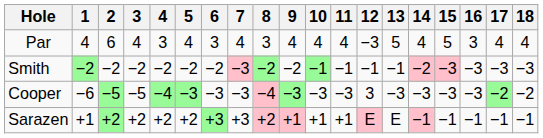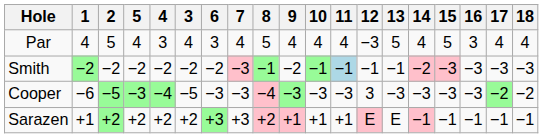columns swapped: (137, 17) <-> (189, 17)
(111, 42) 6 -> (111, 42) 5
(266, 42) 3 -> (266, 42) 5
(266, 68) −2 -> (266, 68) −1
(344, 68) no background -> (344, 68) lightblue background
